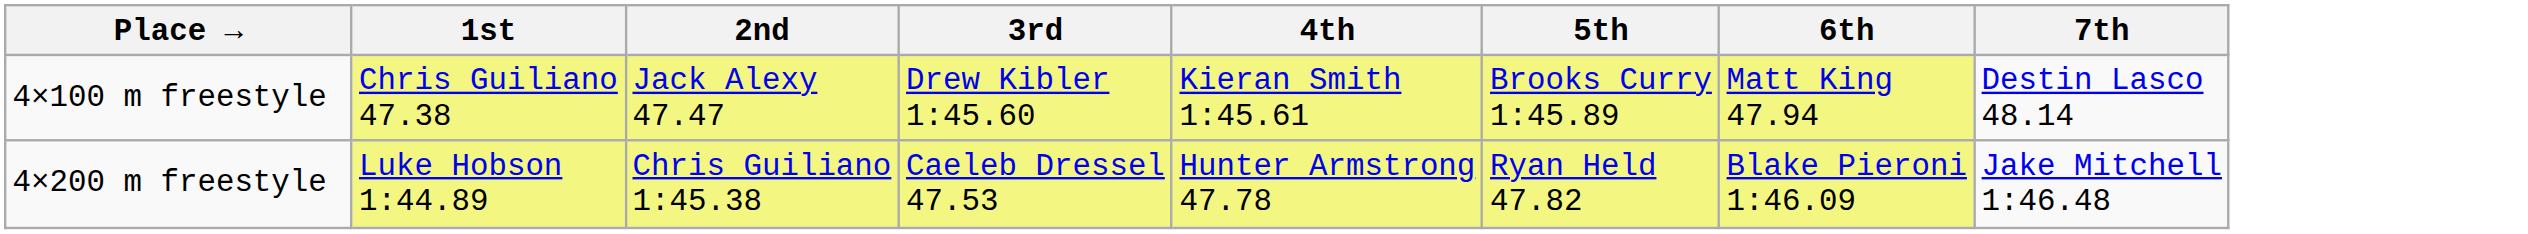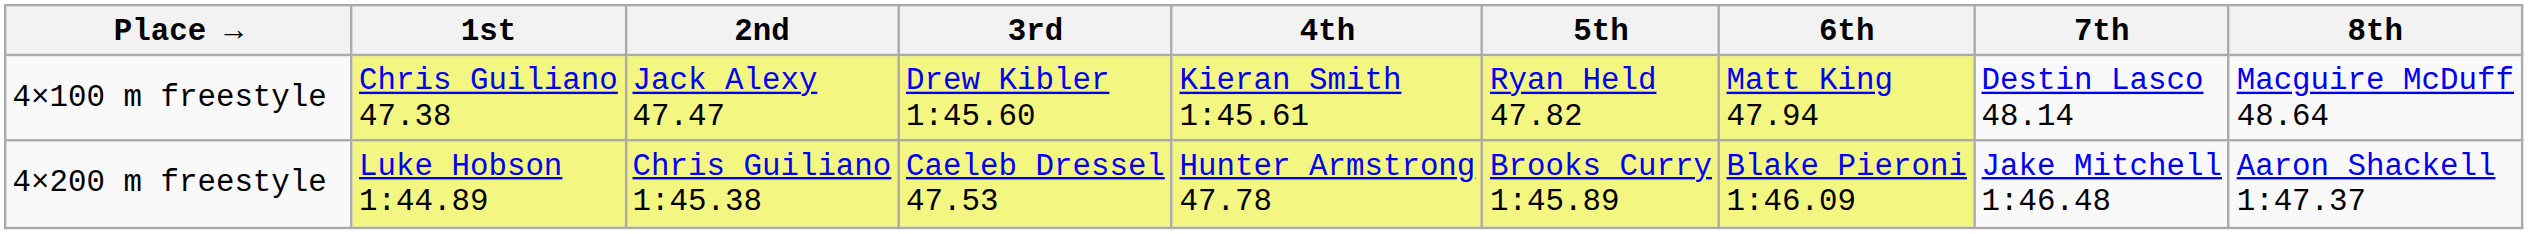+ column: (2375, 30)
(1601, 98) Brooks Curry 1:45.89 -> (1573, 98) Ryan Held 47.82
(1573, 184) Ryan Held 47.82 -> (1601, 184) Brooks Curry 1:45.89
